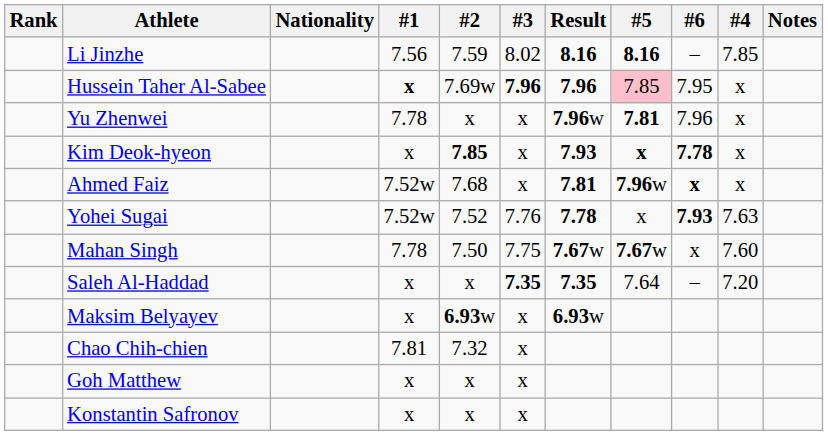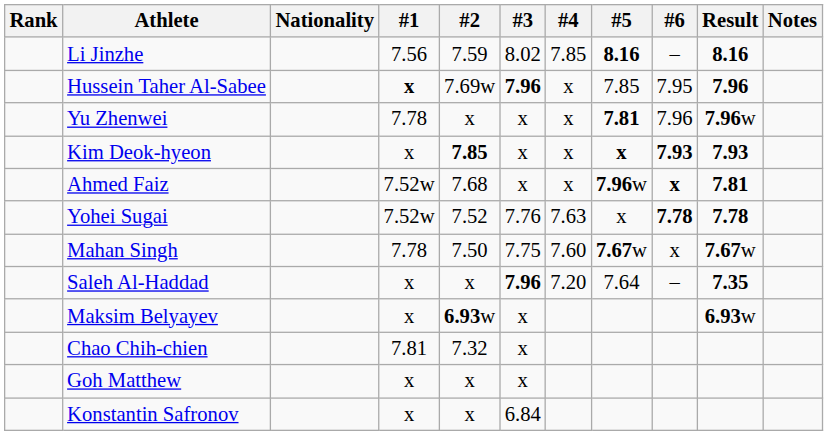columns swapped: (740, 20) <-> (578, 20)
(642, 86) pink background -> (621, 86) no background
(695, 151) 7.78 -> (675, 151) 7.93
(695, 217) 7.93 -> (675, 217) 7.78
(523, 282) 7.35 -> (523, 282) 7.96
(523, 413) x -> (523, 413) 6.84
